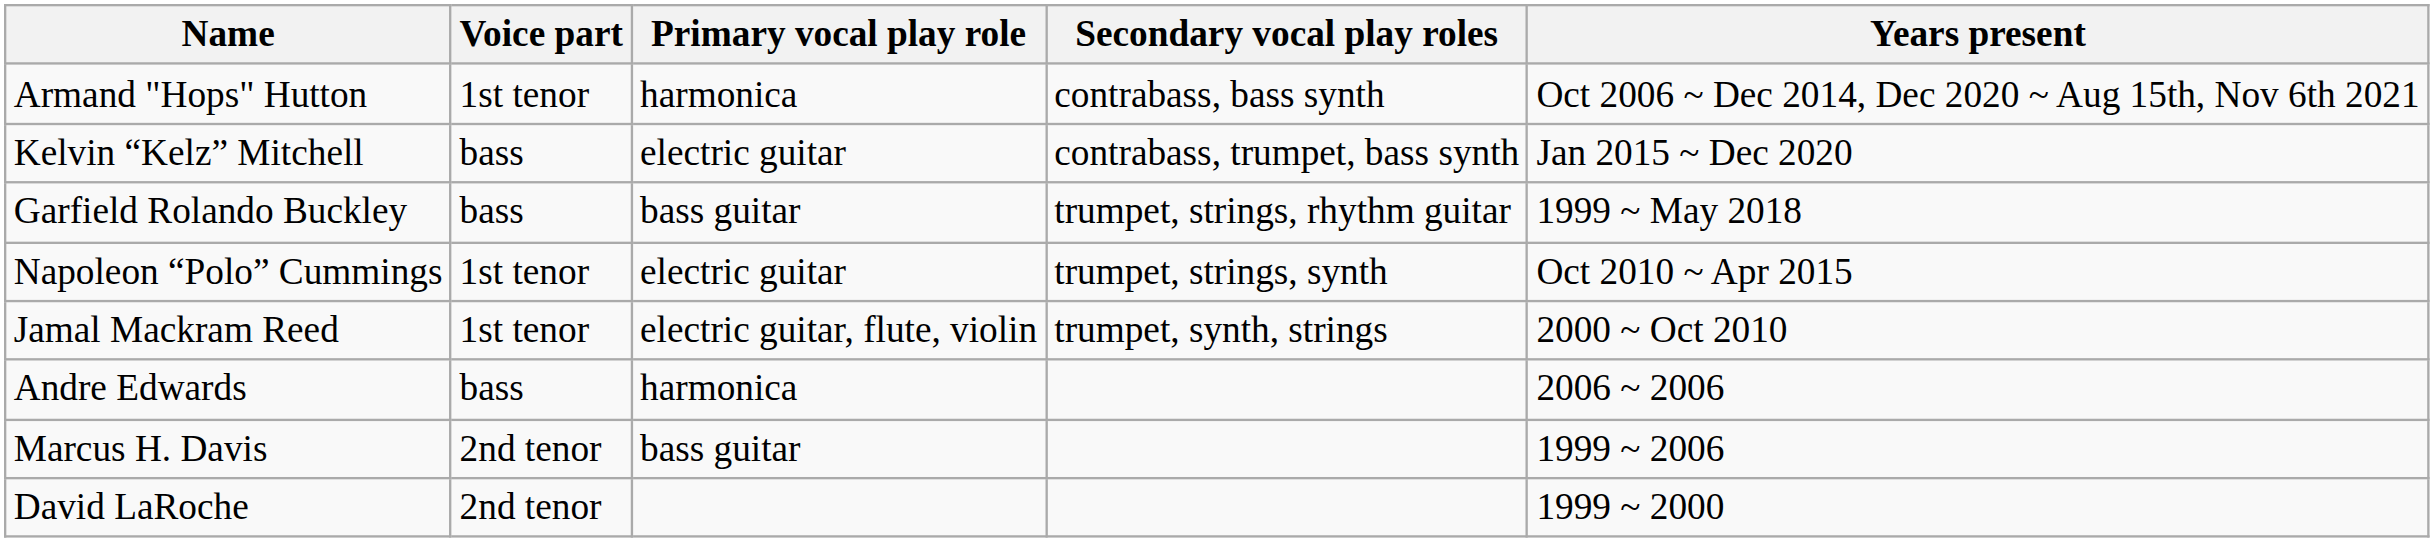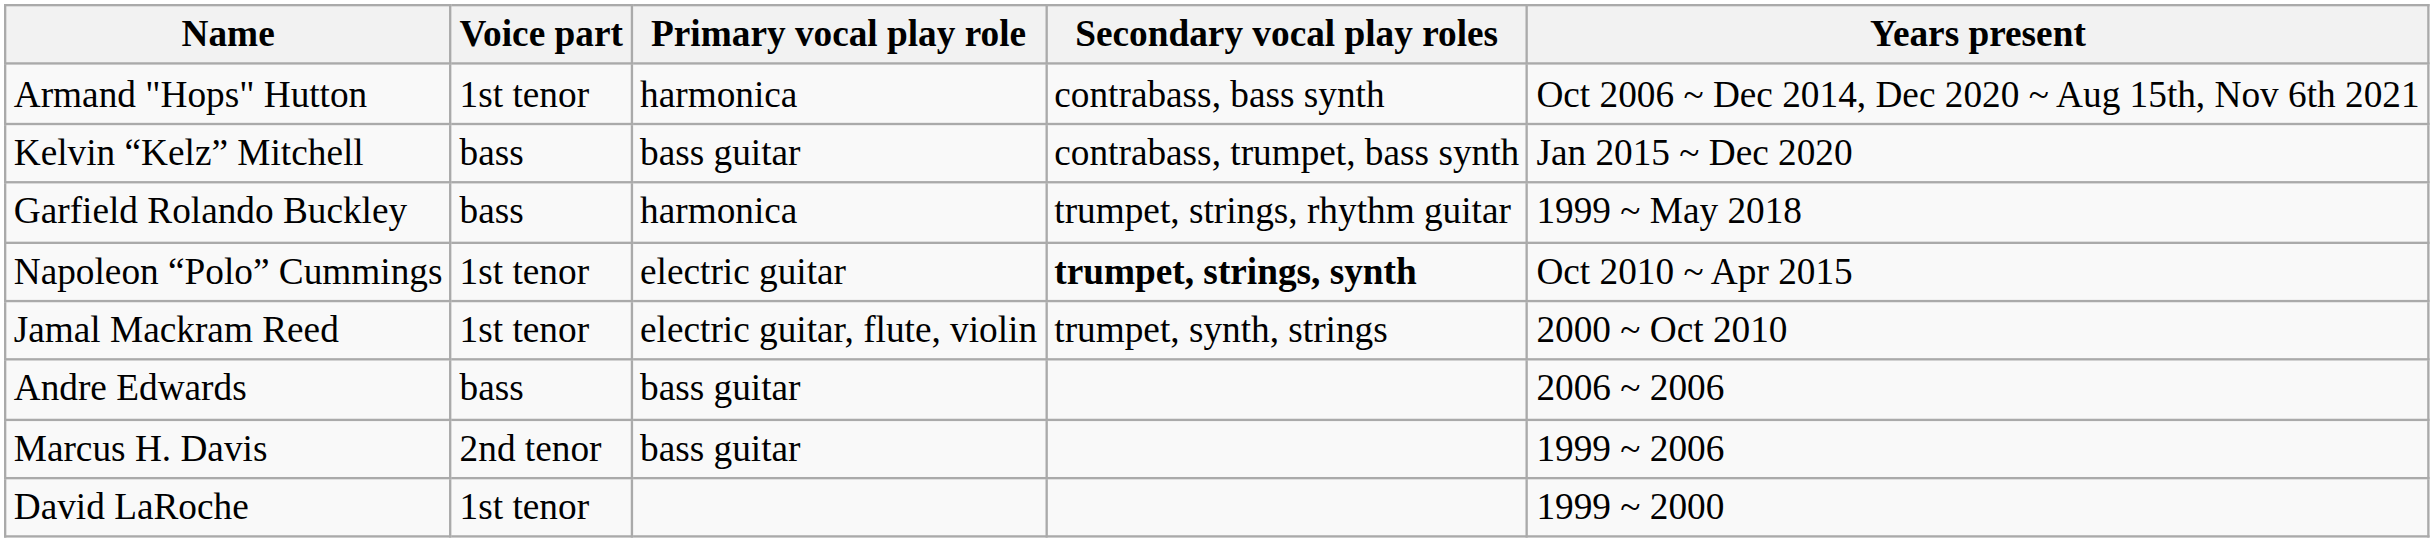(743, 152) electric guitar -> (720, 152) bass guitar
(720, 211) bass guitar -> (719, 211) harmonica
(1221, 270) normal -> (1236, 270) bold
(719, 388) harmonica -> (720, 388) bass guitar
(531, 507) 2nd tenor -> (524, 507) 1st tenor
